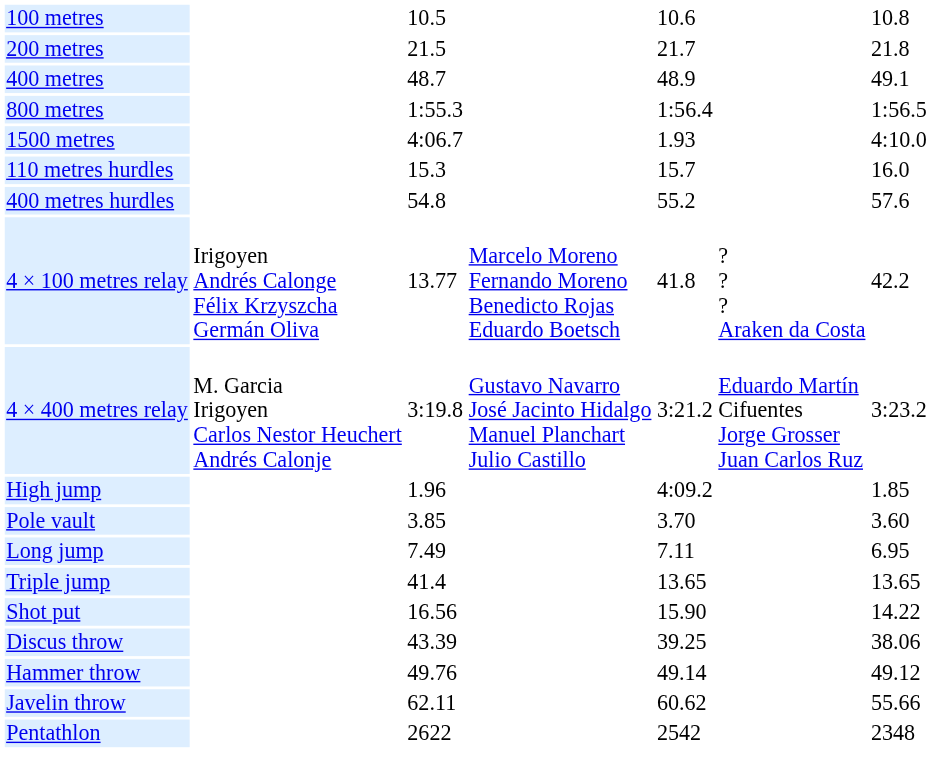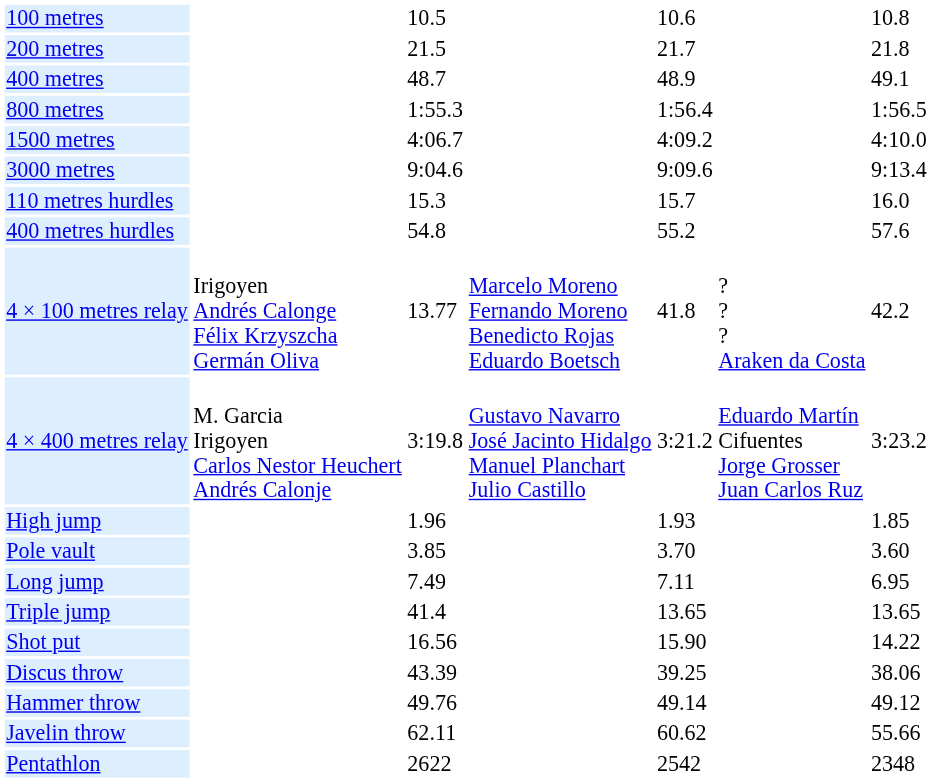(676, 139) 1.93 -> (685, 139) 4:09.2
+ row: (60, 170)
(685, 490) 4:09.2 -> (676, 520) 1.93
